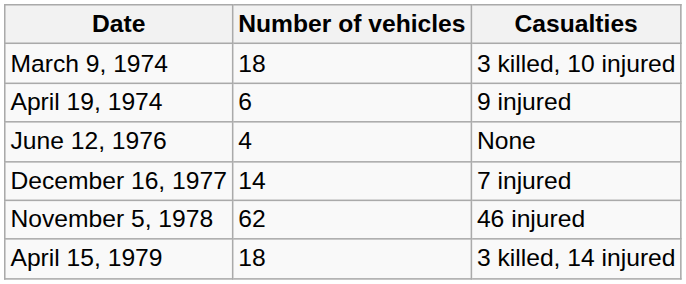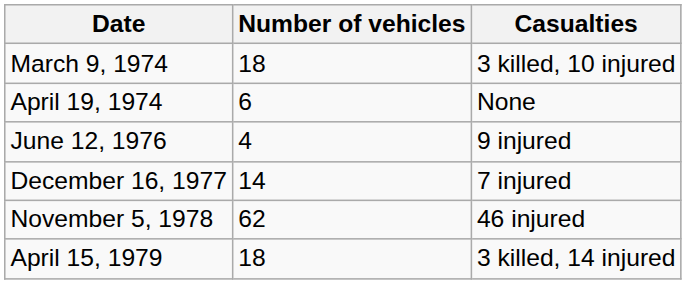(524, 102) 9 injured -> (506, 102) None
(506, 141) None -> (524, 141) 9 injured
